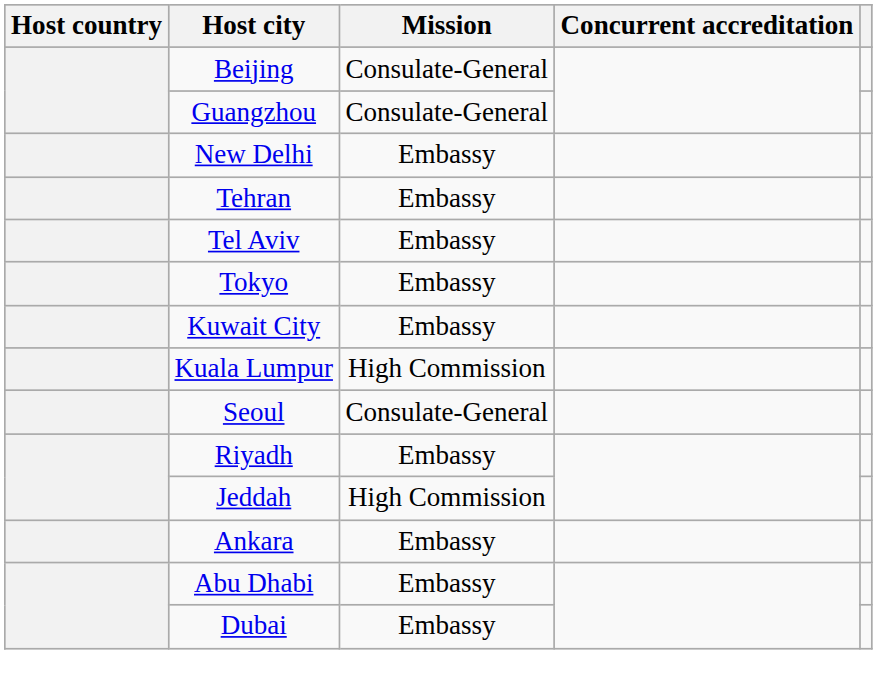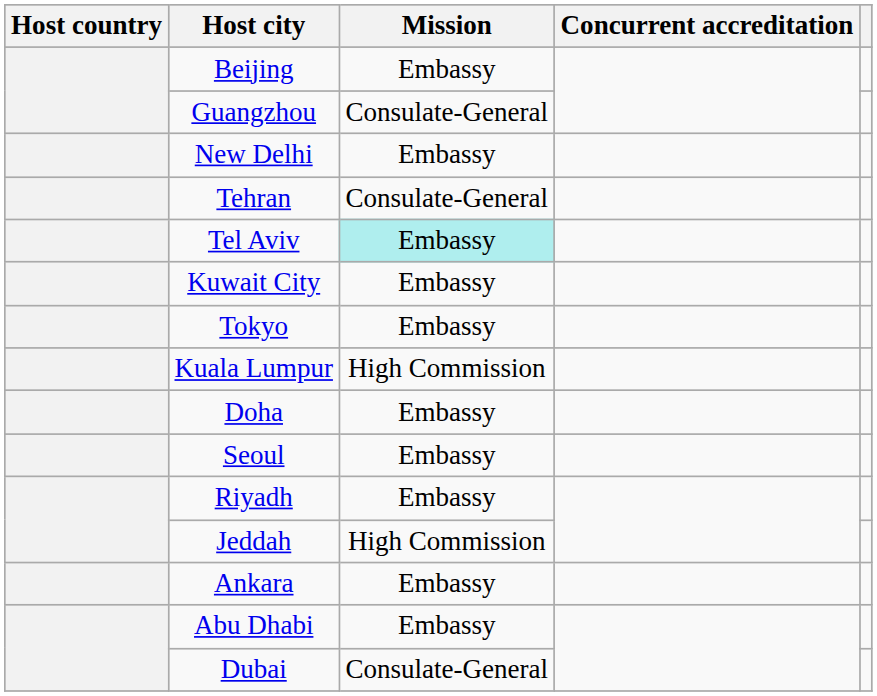(447, 68) Consulate-General -> (447, 68) Embassy
(447, 197) Embassy -> (447, 197) Consulate-General
(447, 240) no background -> (447, 240) paleturquoise background
rows swapped: (254, 283) <-> (254, 326)
+ row: (254, 411)
(447, 411) Consulate-General -> (447, 454) Embassy
(447, 626) Embassy -> (447, 669) Consulate-General
